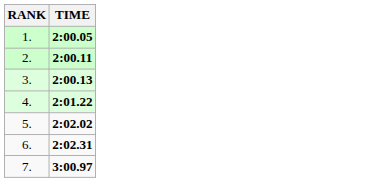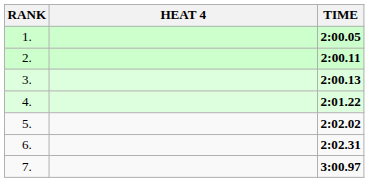+ column: (183, 15)
